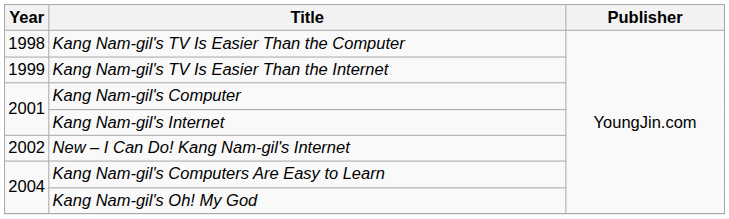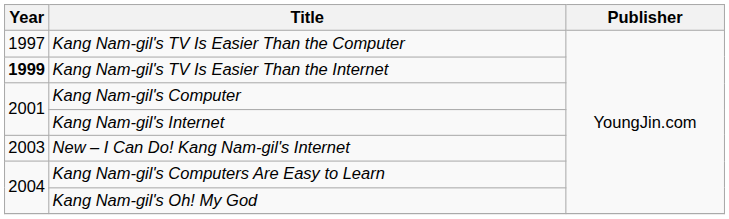(27, 43) 1998 -> (27, 43) 1997
(27, 69) normal -> (27, 69) bold
(27, 148) 2002 -> (27, 148) 2003
